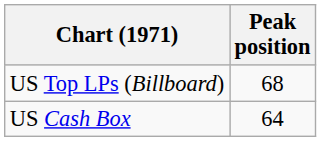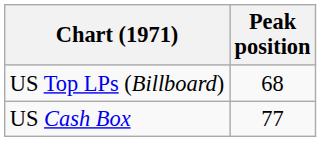(273, 118) 64 -> (273, 118) 77
